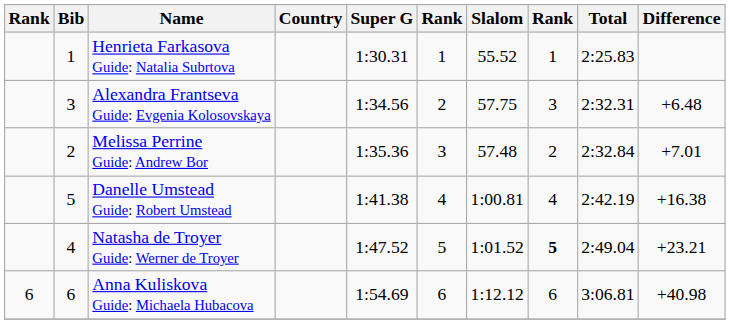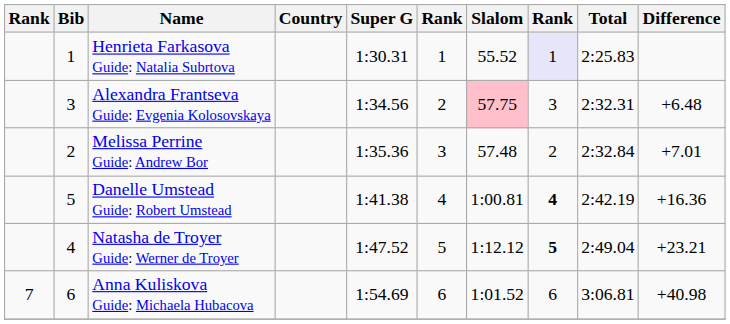(553, 56) no background -> (553, 56) lavender background
(497, 103) no background -> (497, 103) pink background
(553, 199) normal -> (553, 199) bold
(682, 199) +16.38 -> (682, 199) +16.36
(497, 247) 1:01.52 -> (497, 247) 1:12.12
(29, 294) 6 -> (29, 294) 7
(497, 294) 1:12.12 -> (497, 294) 1:01.52
